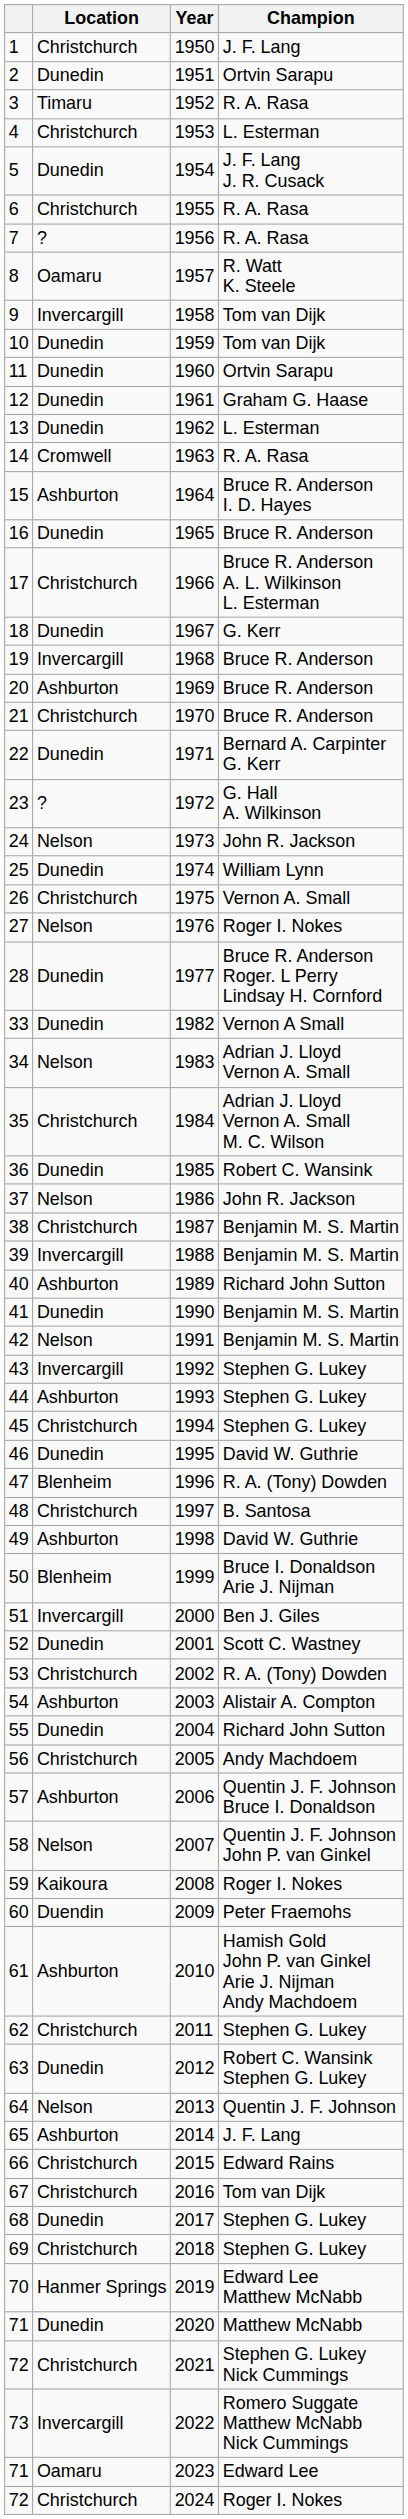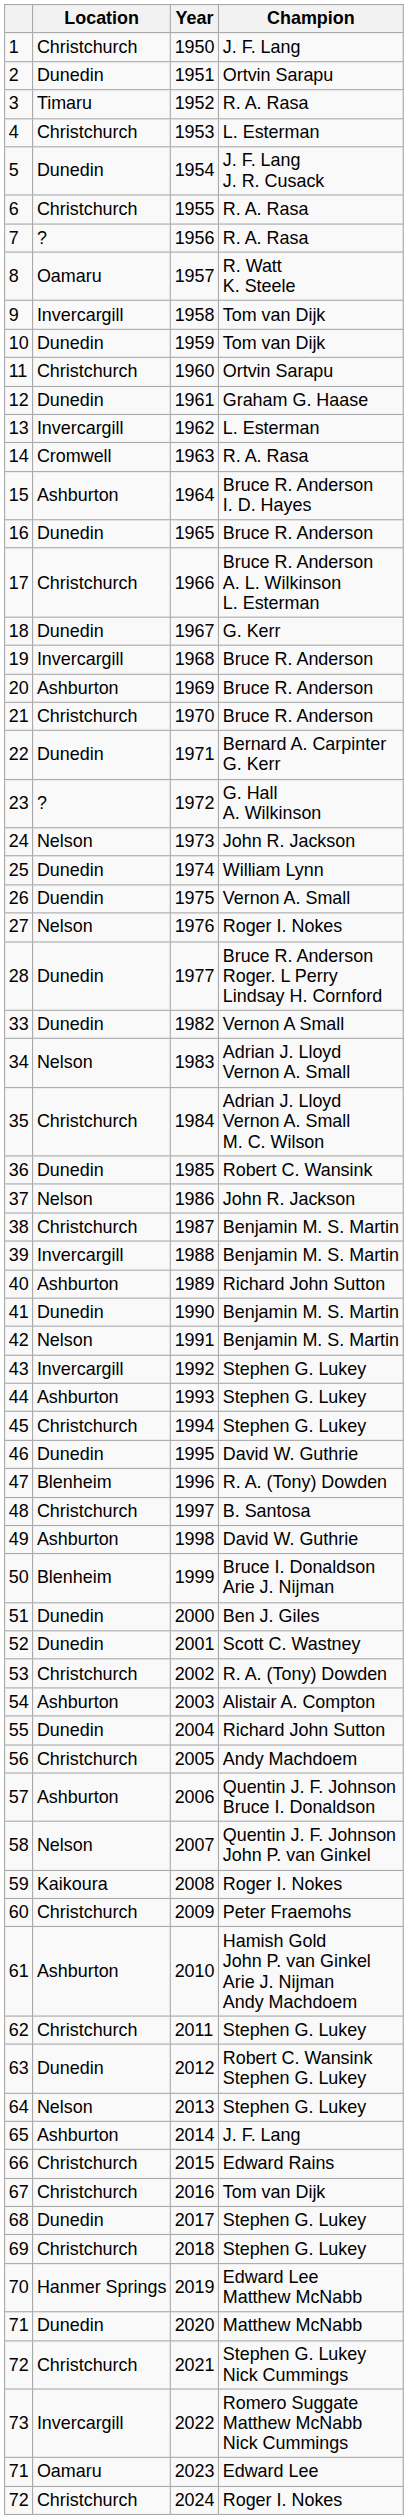(70, 371) Dunedin -> (87, 371) Christchurch
(70, 428) Dunedin -> (80, 428) Invercargill
(87, 898) Christchurch -> (70, 898) Duendin
(80, 1616) Invercargill -> (70, 1616) Dunedin
(70, 1912) Duendin -> (87, 1912) Christchurch
(309, 2106) Quentin J. F. Johnson -> (294, 2106) Stephen G. Lukey
